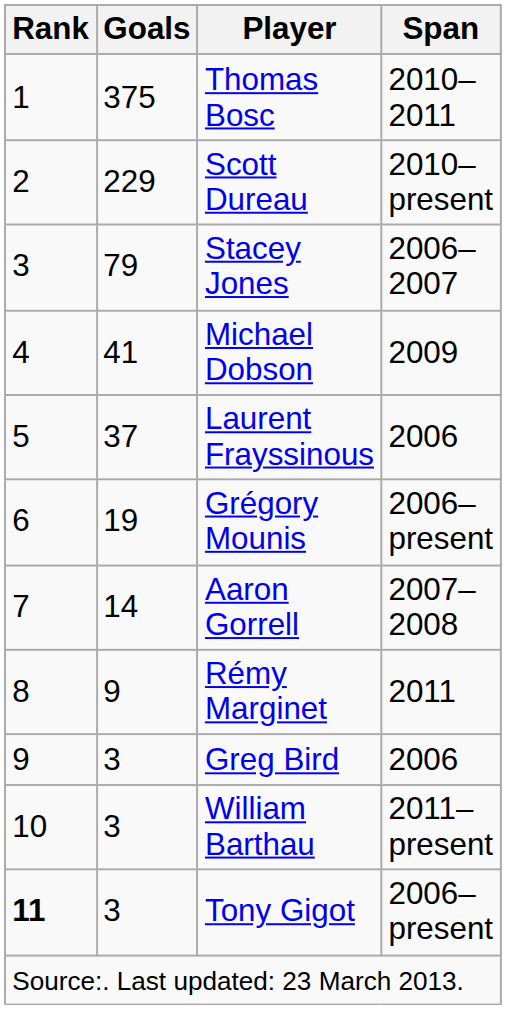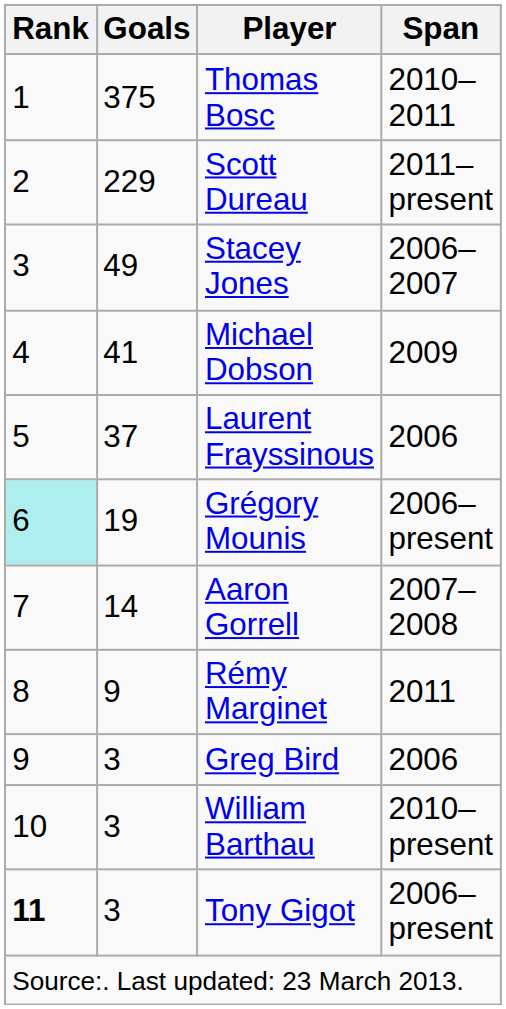(441, 181) 2010–present -> (441, 181) 2011–present
(121, 266) 79 -> (121, 266) 49
(21, 521) no background -> (21, 521) paleturquoise background
(441, 826) 2011–present -> (441, 826) 2010–present
